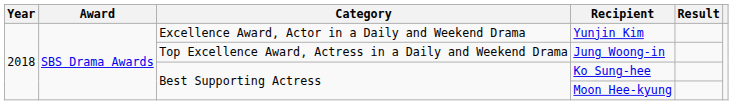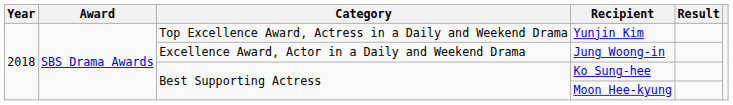(342, 33) Excellence Award, Actor in a Daily and Weekend Drama -> (364, 33) Top Excellence Award, Actress in a Daily and Weekend Drama
(364, 52) Top Excellence Award, Actress in a Daily and Weekend Drama -> (342, 52) Excellence Award, Actor in a Daily and Weekend Drama
